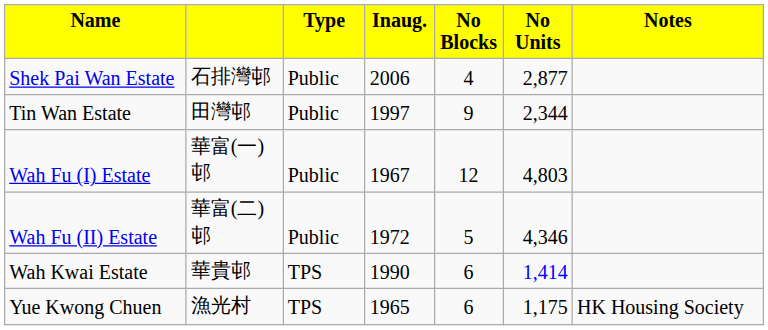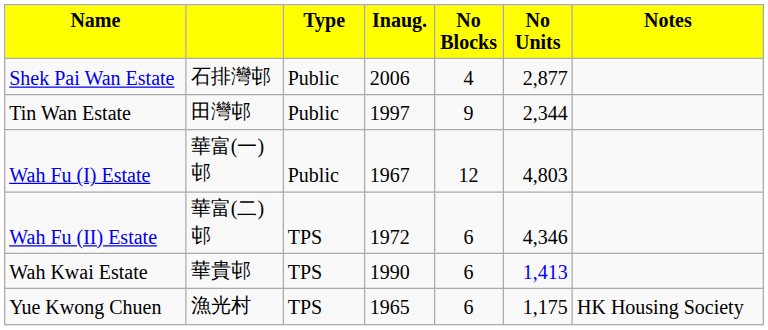(313, 237) Public -> (305, 237) TPS
(469, 237) 5 -> (469, 237) 6
(545, 272) 1,414 -> (545, 272) 1,413
